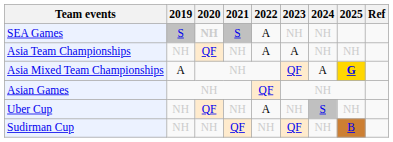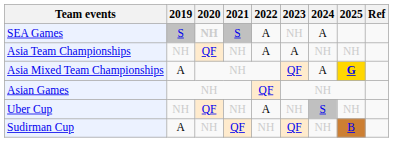(323, 33) NH -> (323, 33) A
(181, 128) NH -> (181, 128) A
